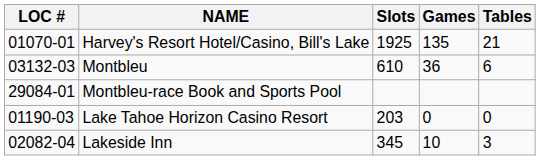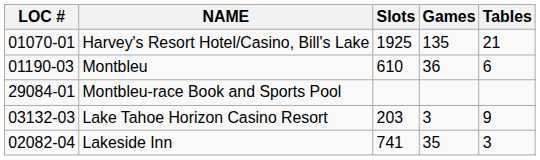(42, 67) 03132-03 -> (41, 67) 01190-03
(41, 117) 01190-03 -> (42, 117) 03132-03
(427, 117) 0 -> (427, 117) 3
(487, 117) 0 -> (487, 117) 9
(390, 142) 345 -> (390, 142) 741
(431, 142) 10 -> (431, 142) 35
